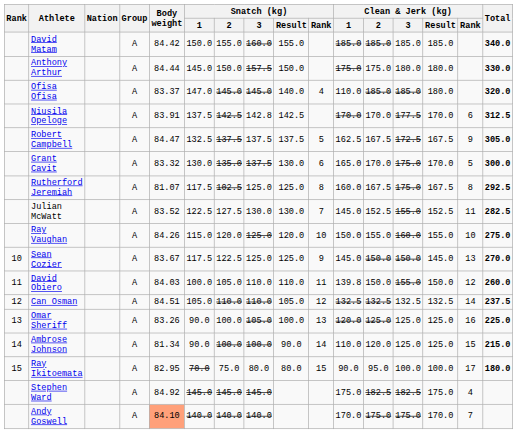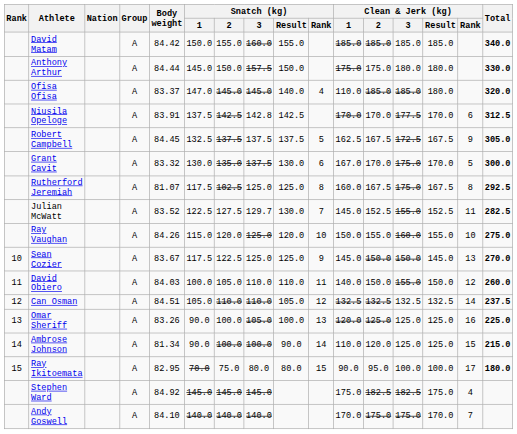(167, 140) 84.47 -> (167, 140) 84.45
(348, 164) 165.0 -> (348, 164) 167.0
(259, 211) 130.0 -> (259, 211) 129.7
(348, 283) 139.8 -> (348, 283) 140.0
(167, 416) lightsalmon background -> (167, 416) no background
